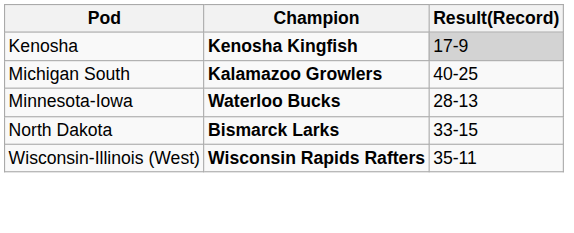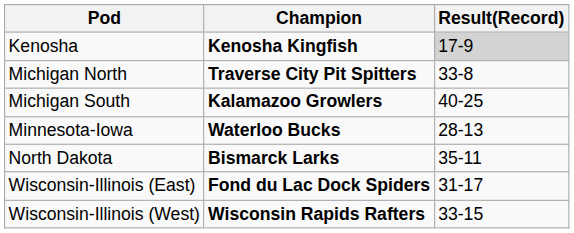+ row: (68, 74)
(456, 130) 33-15 -> (460, 158) 35-11
+ row: (102, 185)
(455, 158) 35-11 -> (461, 213) 33-15
